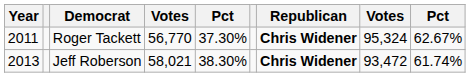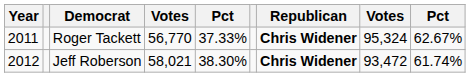(223, 39) 37.30% -> (223, 39) 37.33%
(24, 61) 2013 -> (24, 61) 2012
